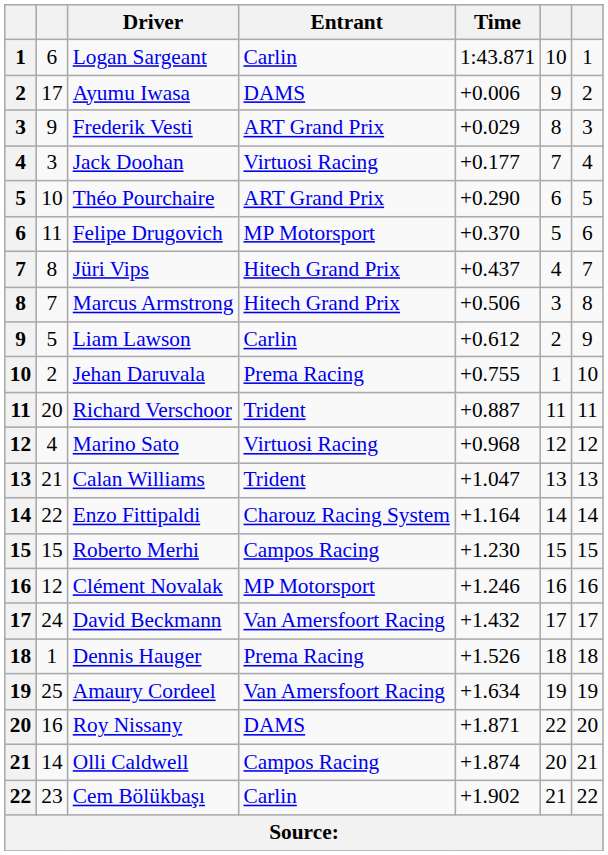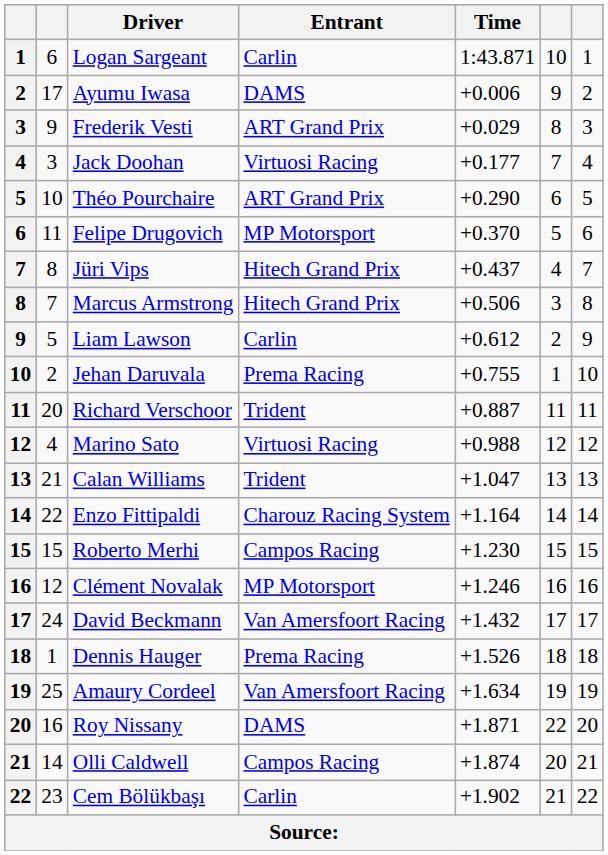(490, 444) +0.968 -> (490, 444) +0.988
